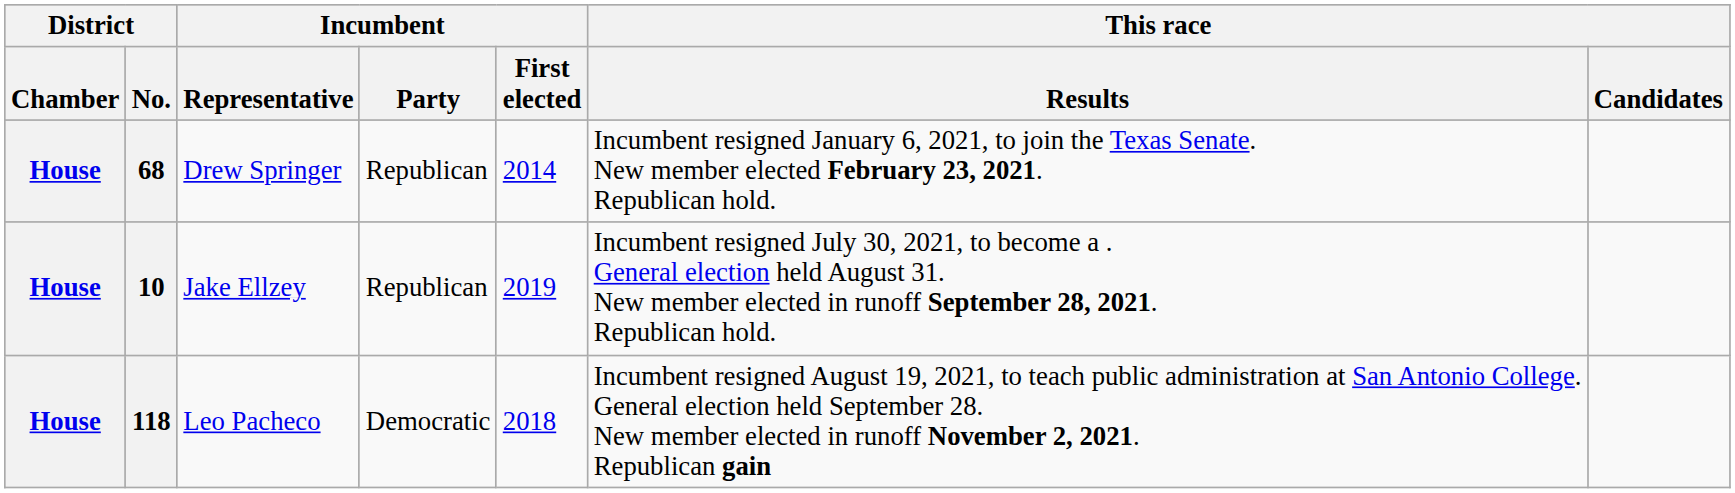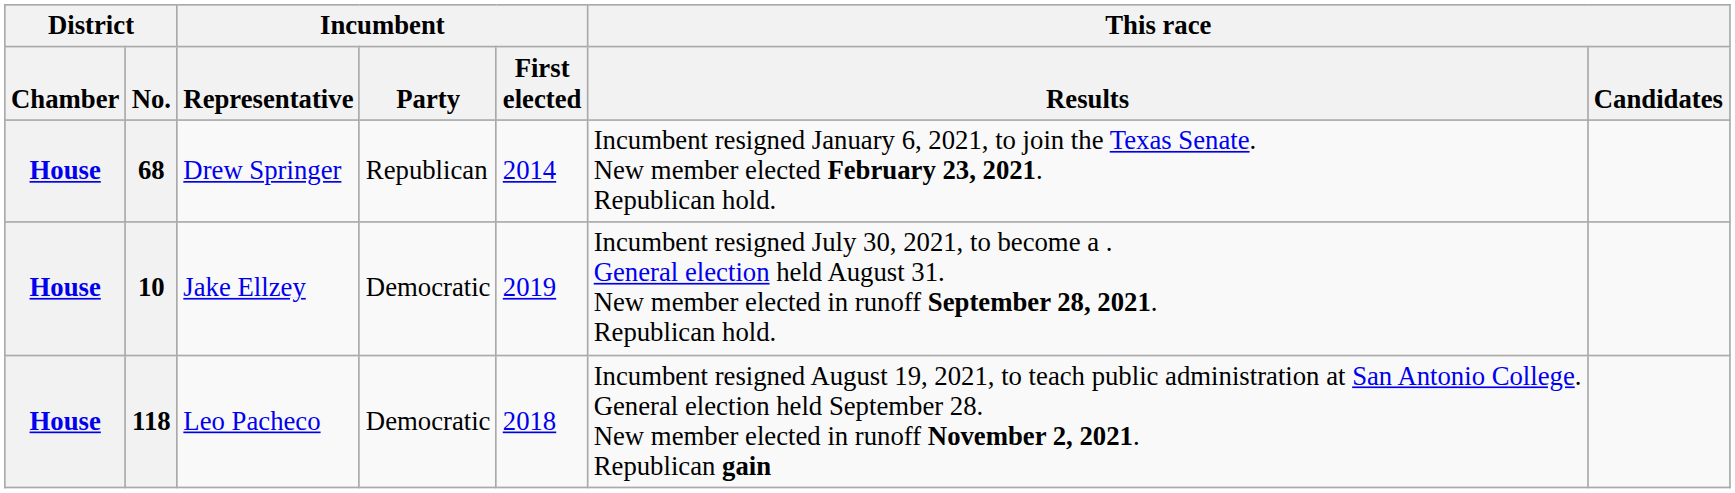(427, 288) Republican -> (428, 288) Democratic
